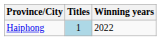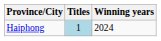(104, 28) 2022 -> (104, 28) 2024
